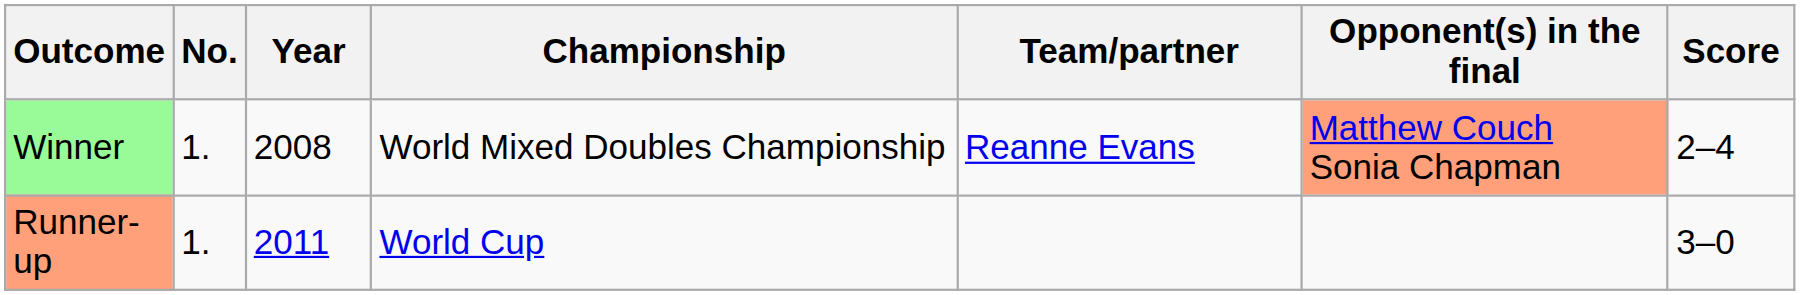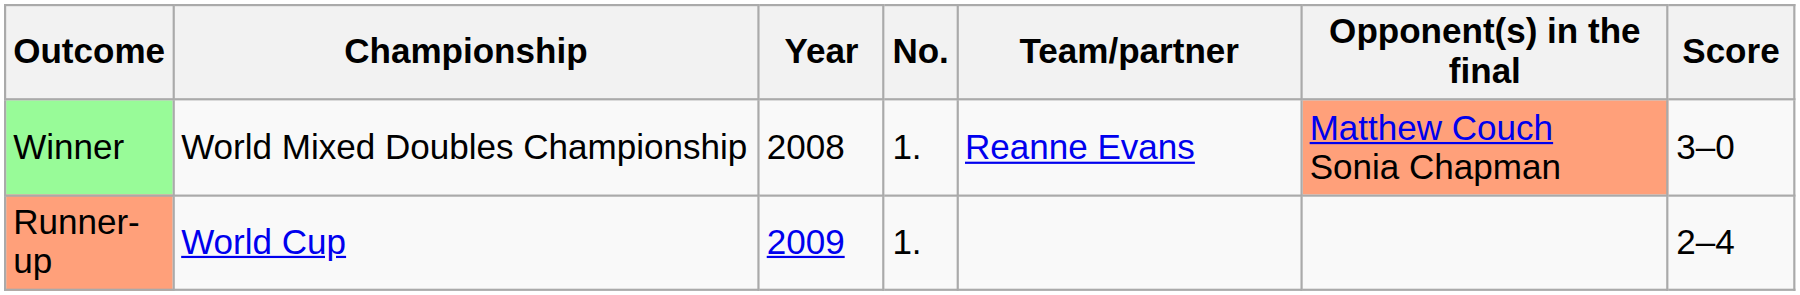columns swapped: (209, 51) <-> (664, 51)
(1705, 146) 2–4 -> (1705, 146) 3–0
(291, 241) 2011 -> (806, 241) 2009
(1705, 241) 3–0 -> (1705, 241) 2–4
